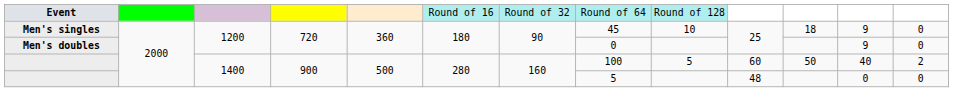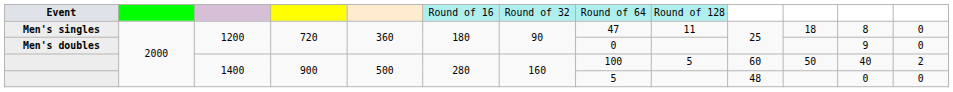(613, 29) 45 -> (613, 29) 47
(689, 29) 10 -> (689, 29) 11
(865, 29) 9 -> (865, 29) 8
